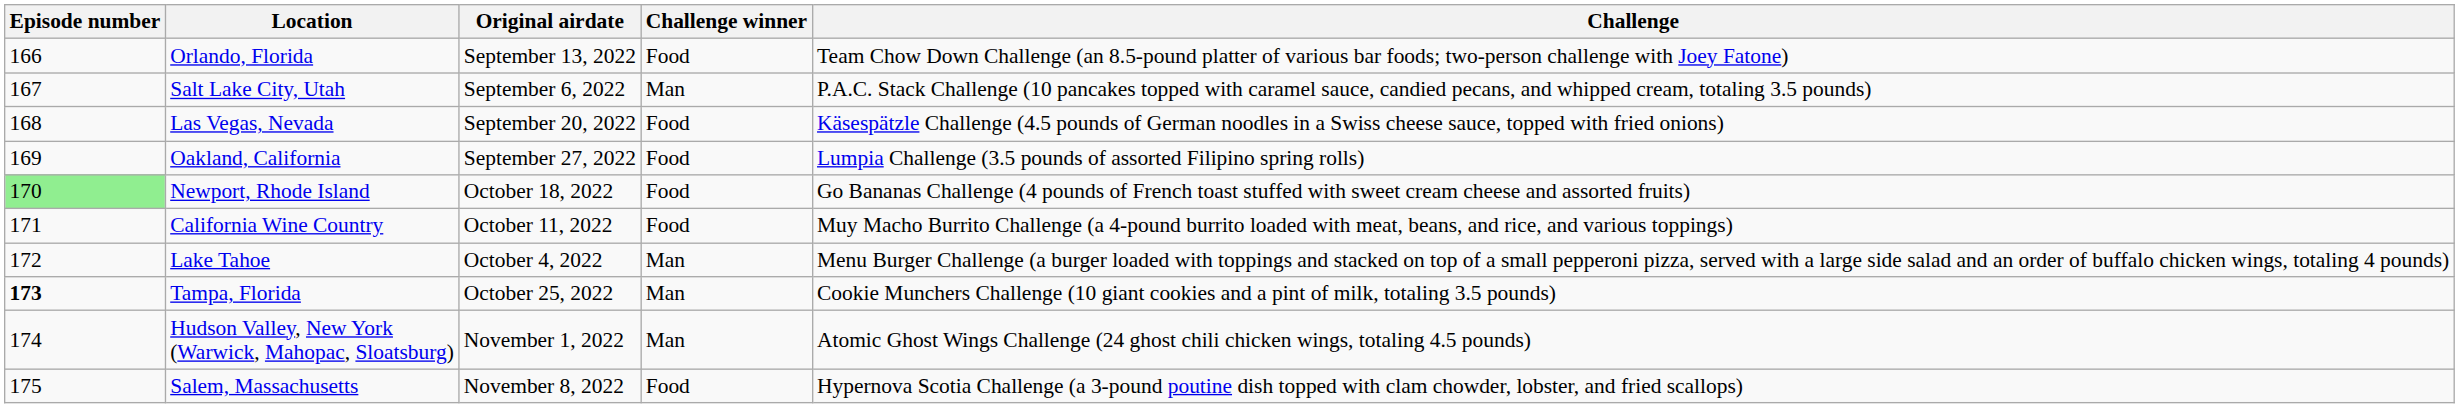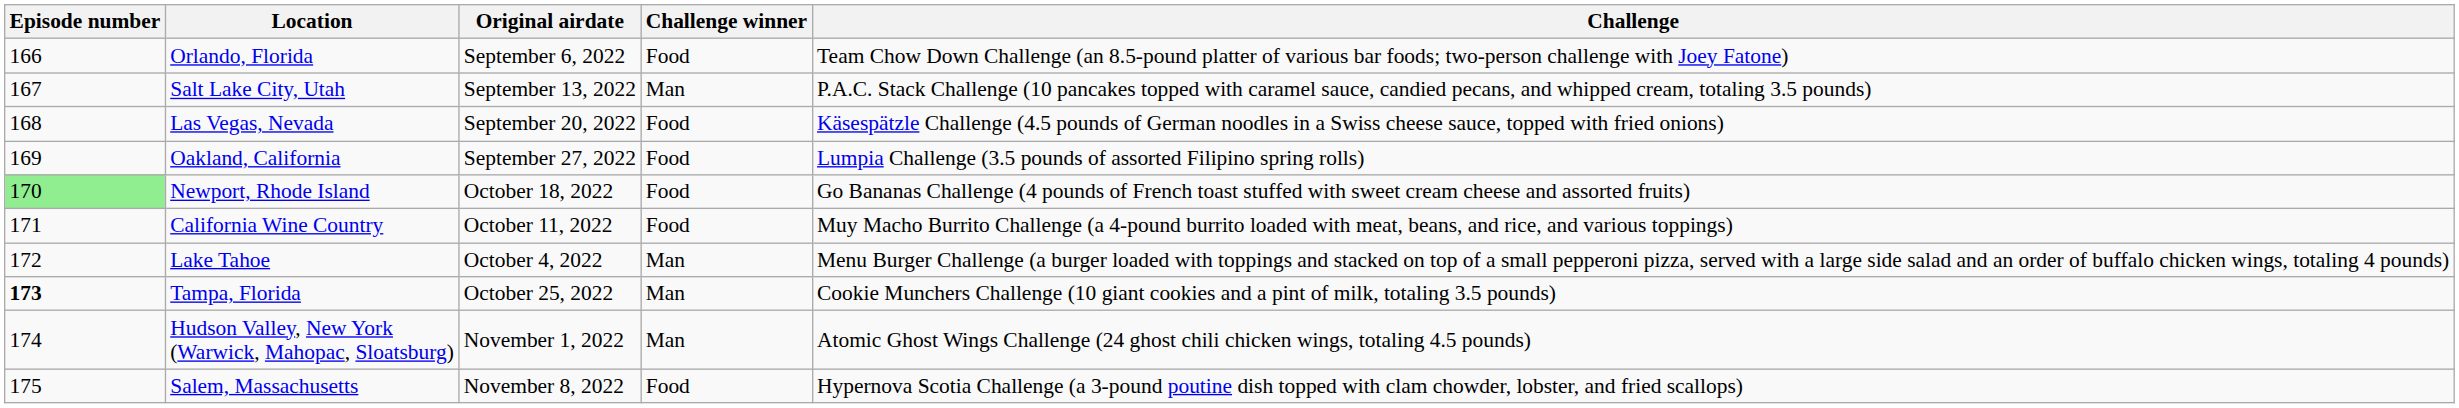(550, 55) September 13, 2022 -> (544, 55) September 6, 2022
(544, 89) September 6, 2022 -> (550, 89) September 13, 2022
